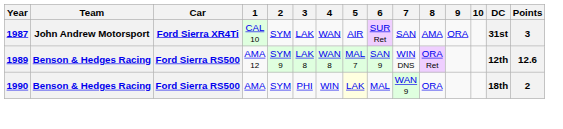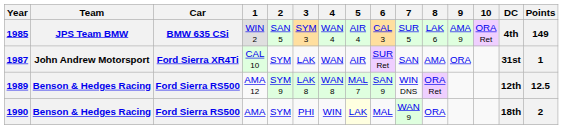+ row: (17, 33)
(528, 33) 3 -> (540, 59) 1
(528, 59) 12.6 -> (540, 86) 12.5
